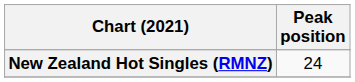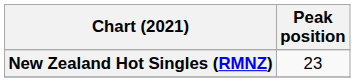(313, 63) 24 -> (313, 63) 23
